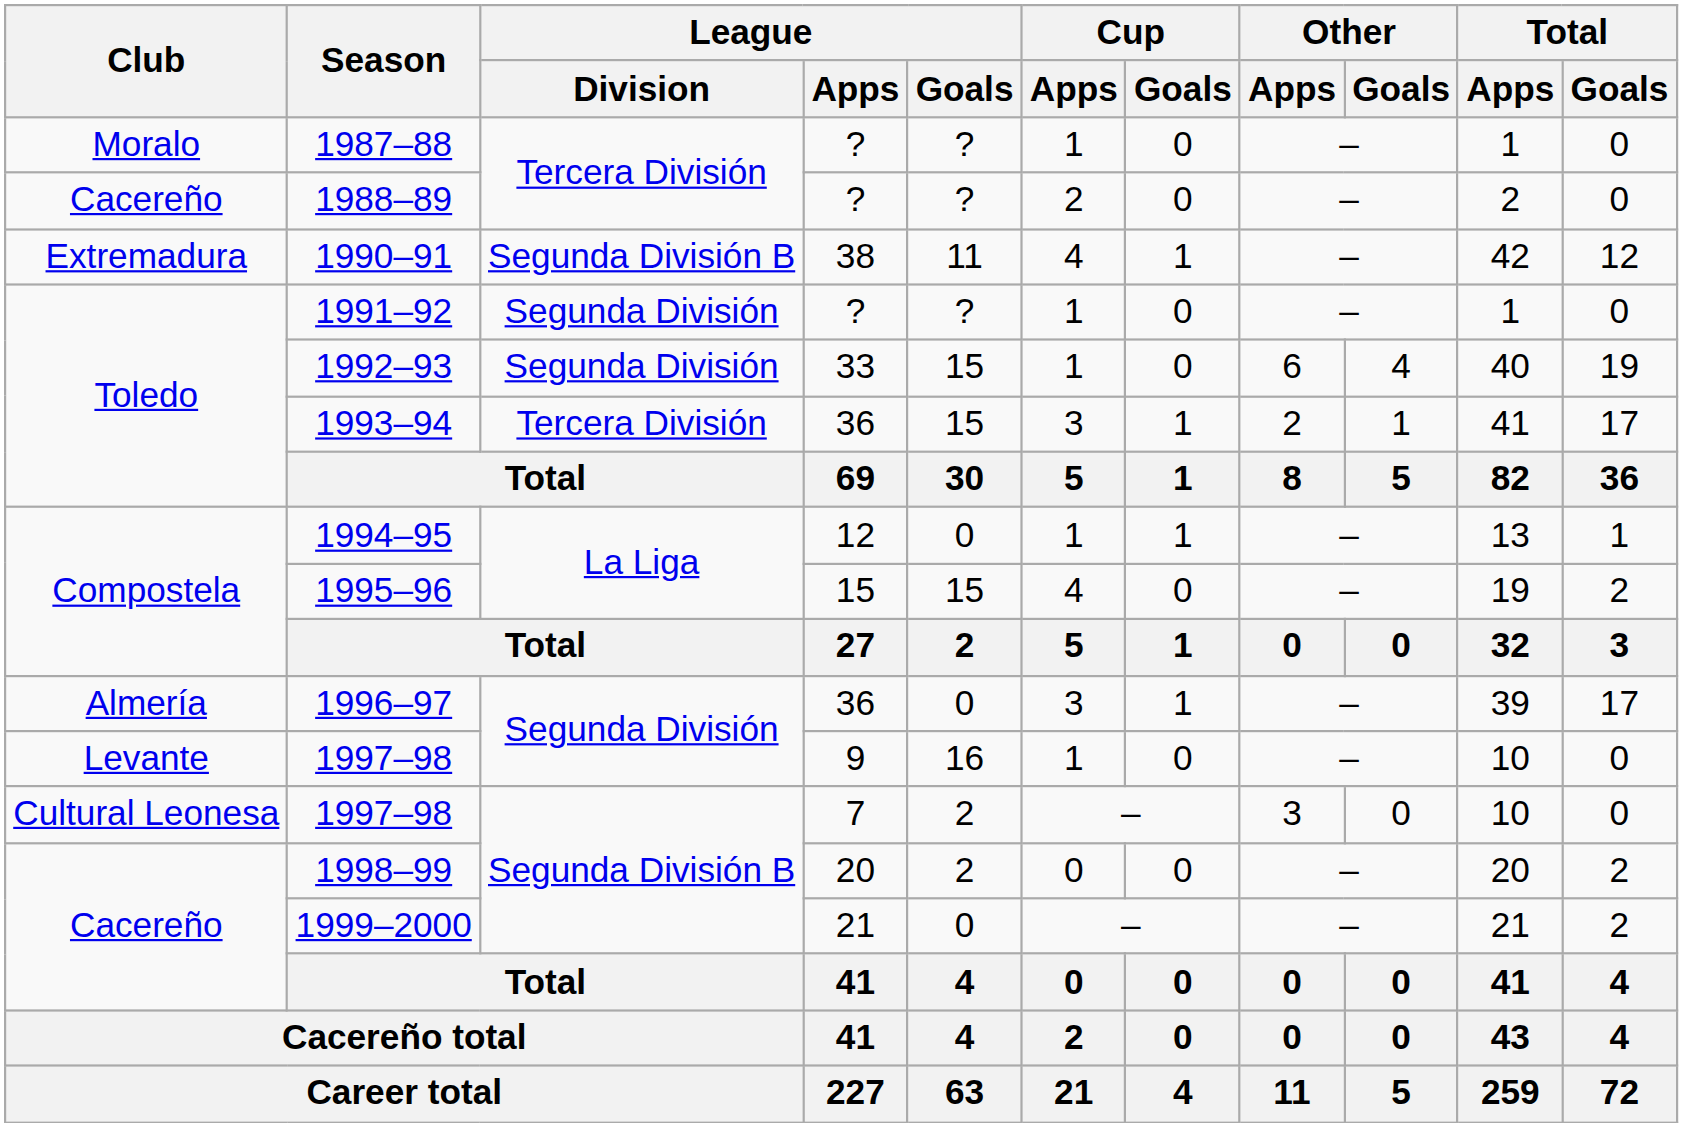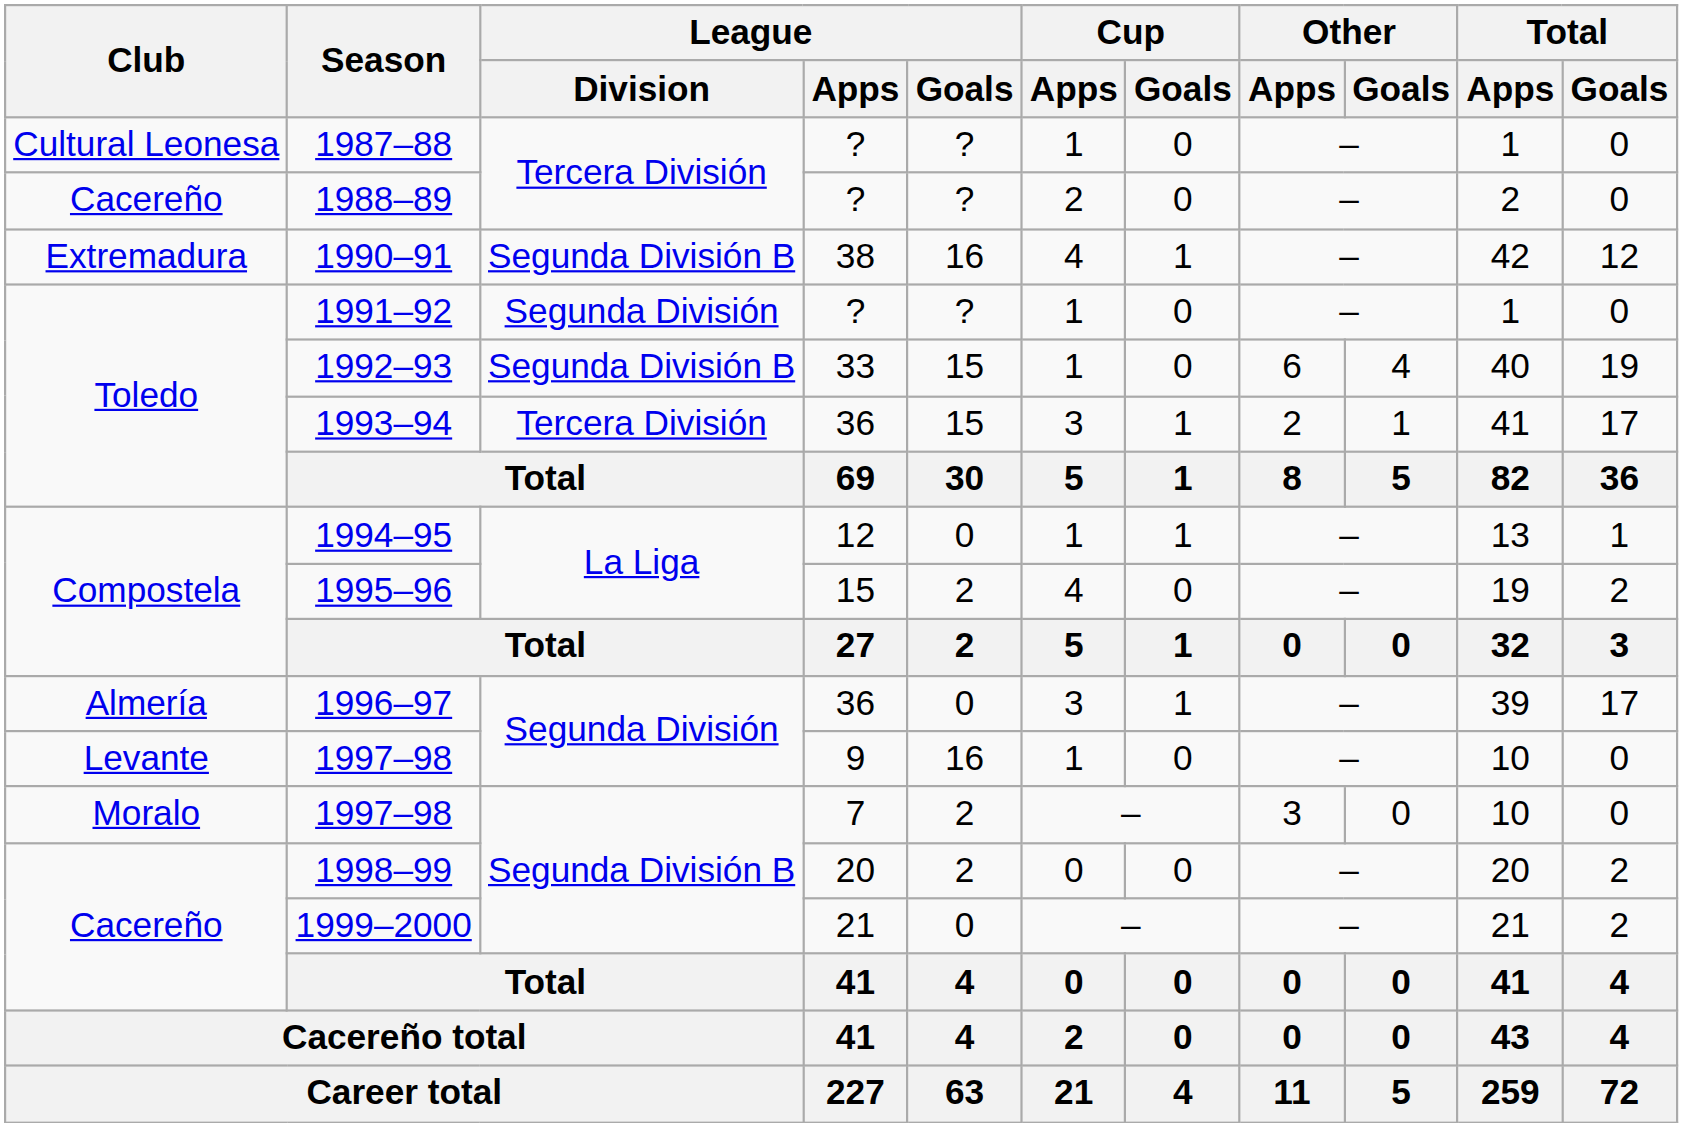(146, 144) Moralo -> (146, 144) Cultural Leonesa
(965, 255) 11 -> (965, 255) 16
(642, 367) Segunda División -> (642, 367) Segunda División B
(965, 590) 15 -> (965, 590) 2
(146, 813) Cultural Leonesa -> (146, 813) Moralo
